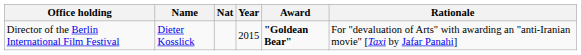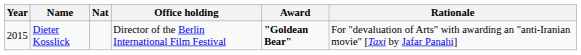columns swapped: (249, 12) <-> (80, 12)
